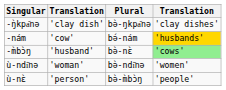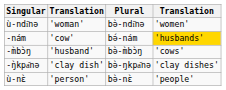rows swapped: (23, 24) <-> (22, 65)
(120, 52) bə̀-nɛ̀ -> (125, 52) bə̀-m̀bɔ̀ŋ
(170, 52) lightgreen background -> (170, 52) no background
(125, 79) bə̀-m̀bɔ̀ŋ -> (120, 79) bə̀-nɛ̀
